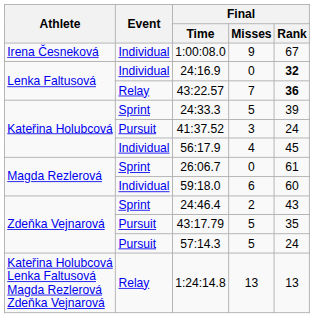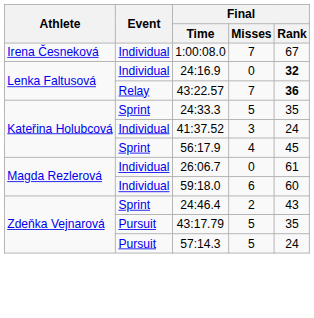(251, 53) 9 -> (251, 53) 7
(292, 110) 39 -> (292, 110) 35
(137, 129) Pursuit -> (144, 129) Individual
(144, 148) Individual -> (134, 148) Sprint
(134, 167) Sprint -> (144, 167) Individual
- row: (200, 283)
